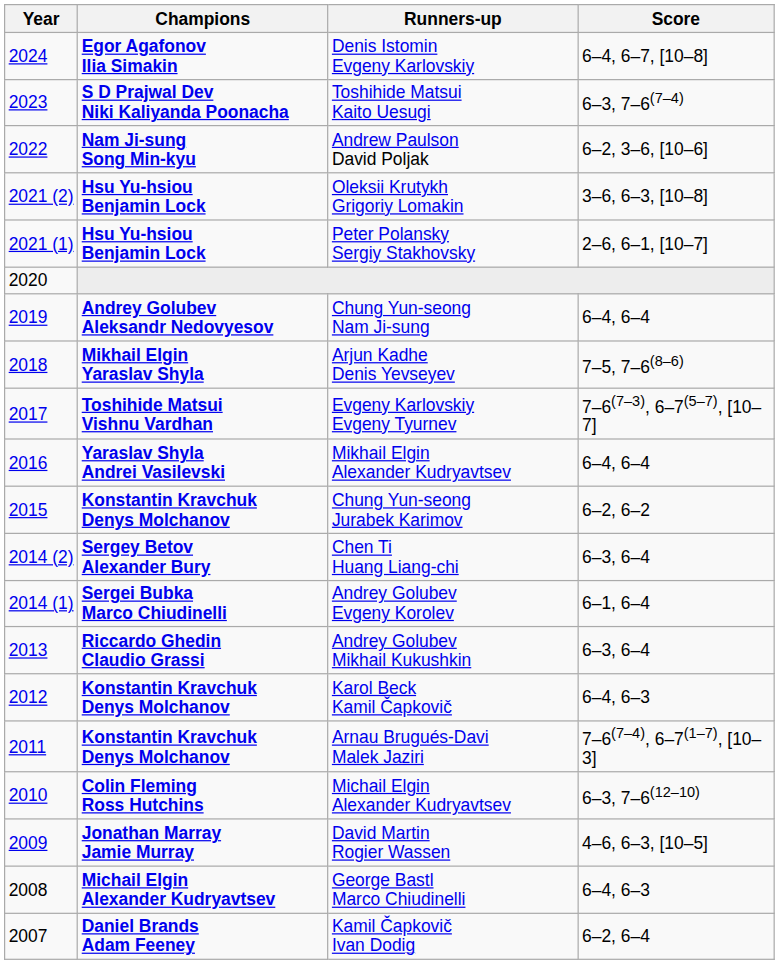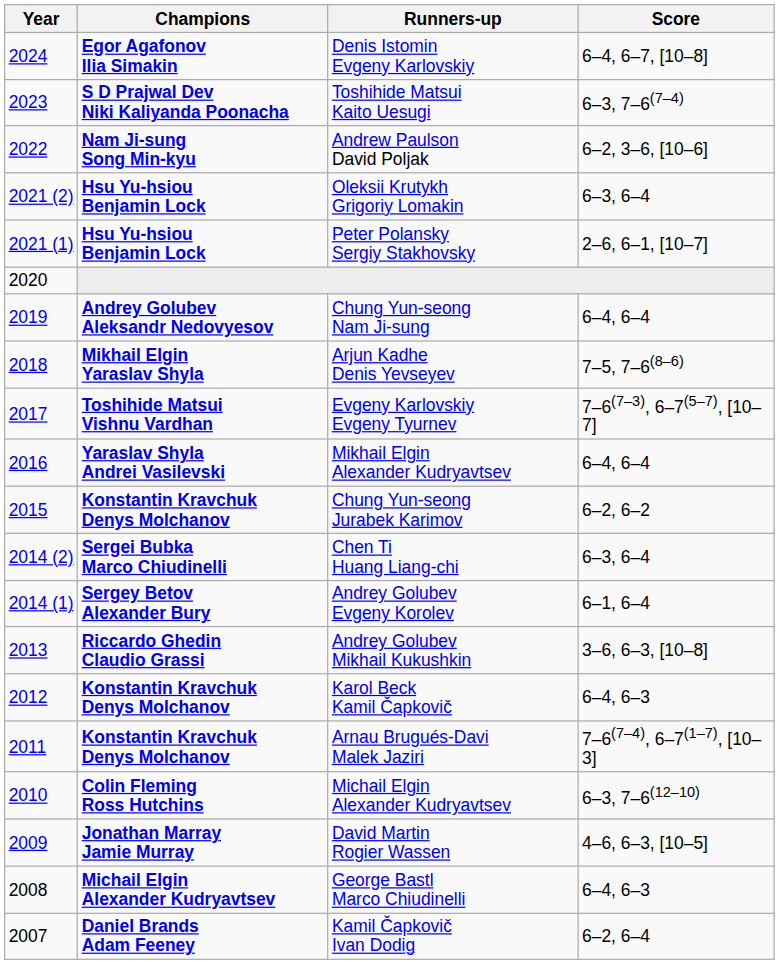(645, 197) 3–6, 6–3, [10–8] -> (616, 197) 6–3, 6–4
(146, 557) Sergey Betov Alexander Bury -> (154, 557) Sergei Bubka Marco Chiudinelli
(154, 604) Sergei Bubka Marco Chiudinelli -> (146, 604) Sergey Betov Alexander Bury
(616, 651) 6–3, 6–4 -> (645, 651) 3–6, 6–3, [10–8]
